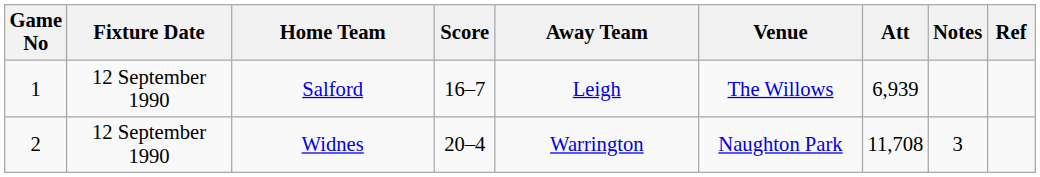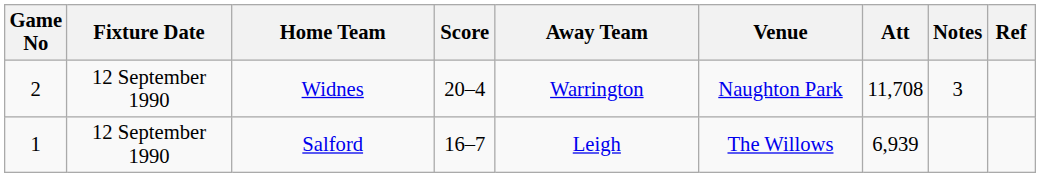rows swapped: (333, 88) <-> (333, 144)
